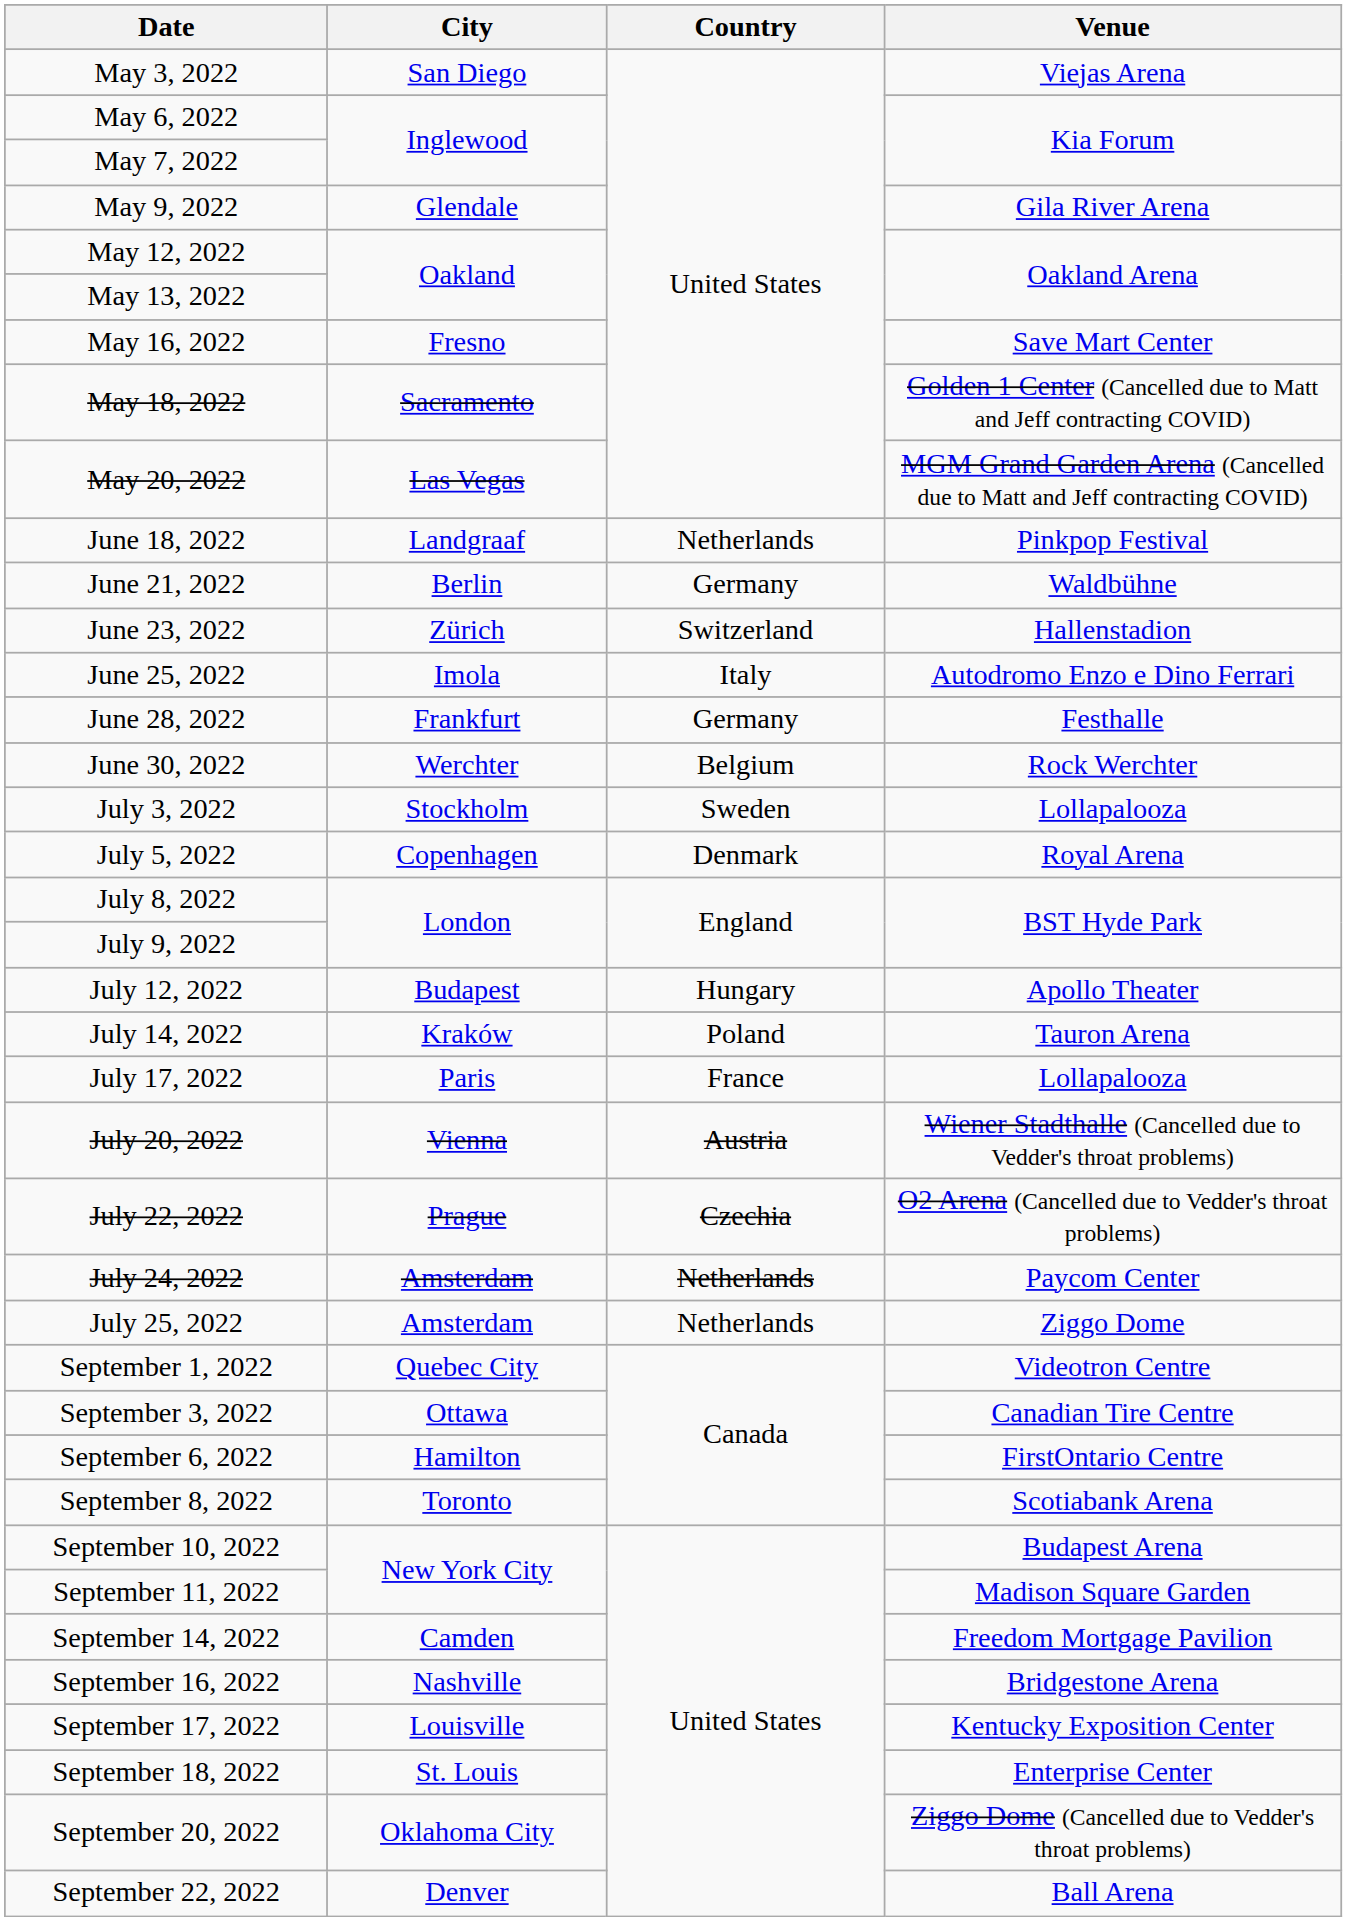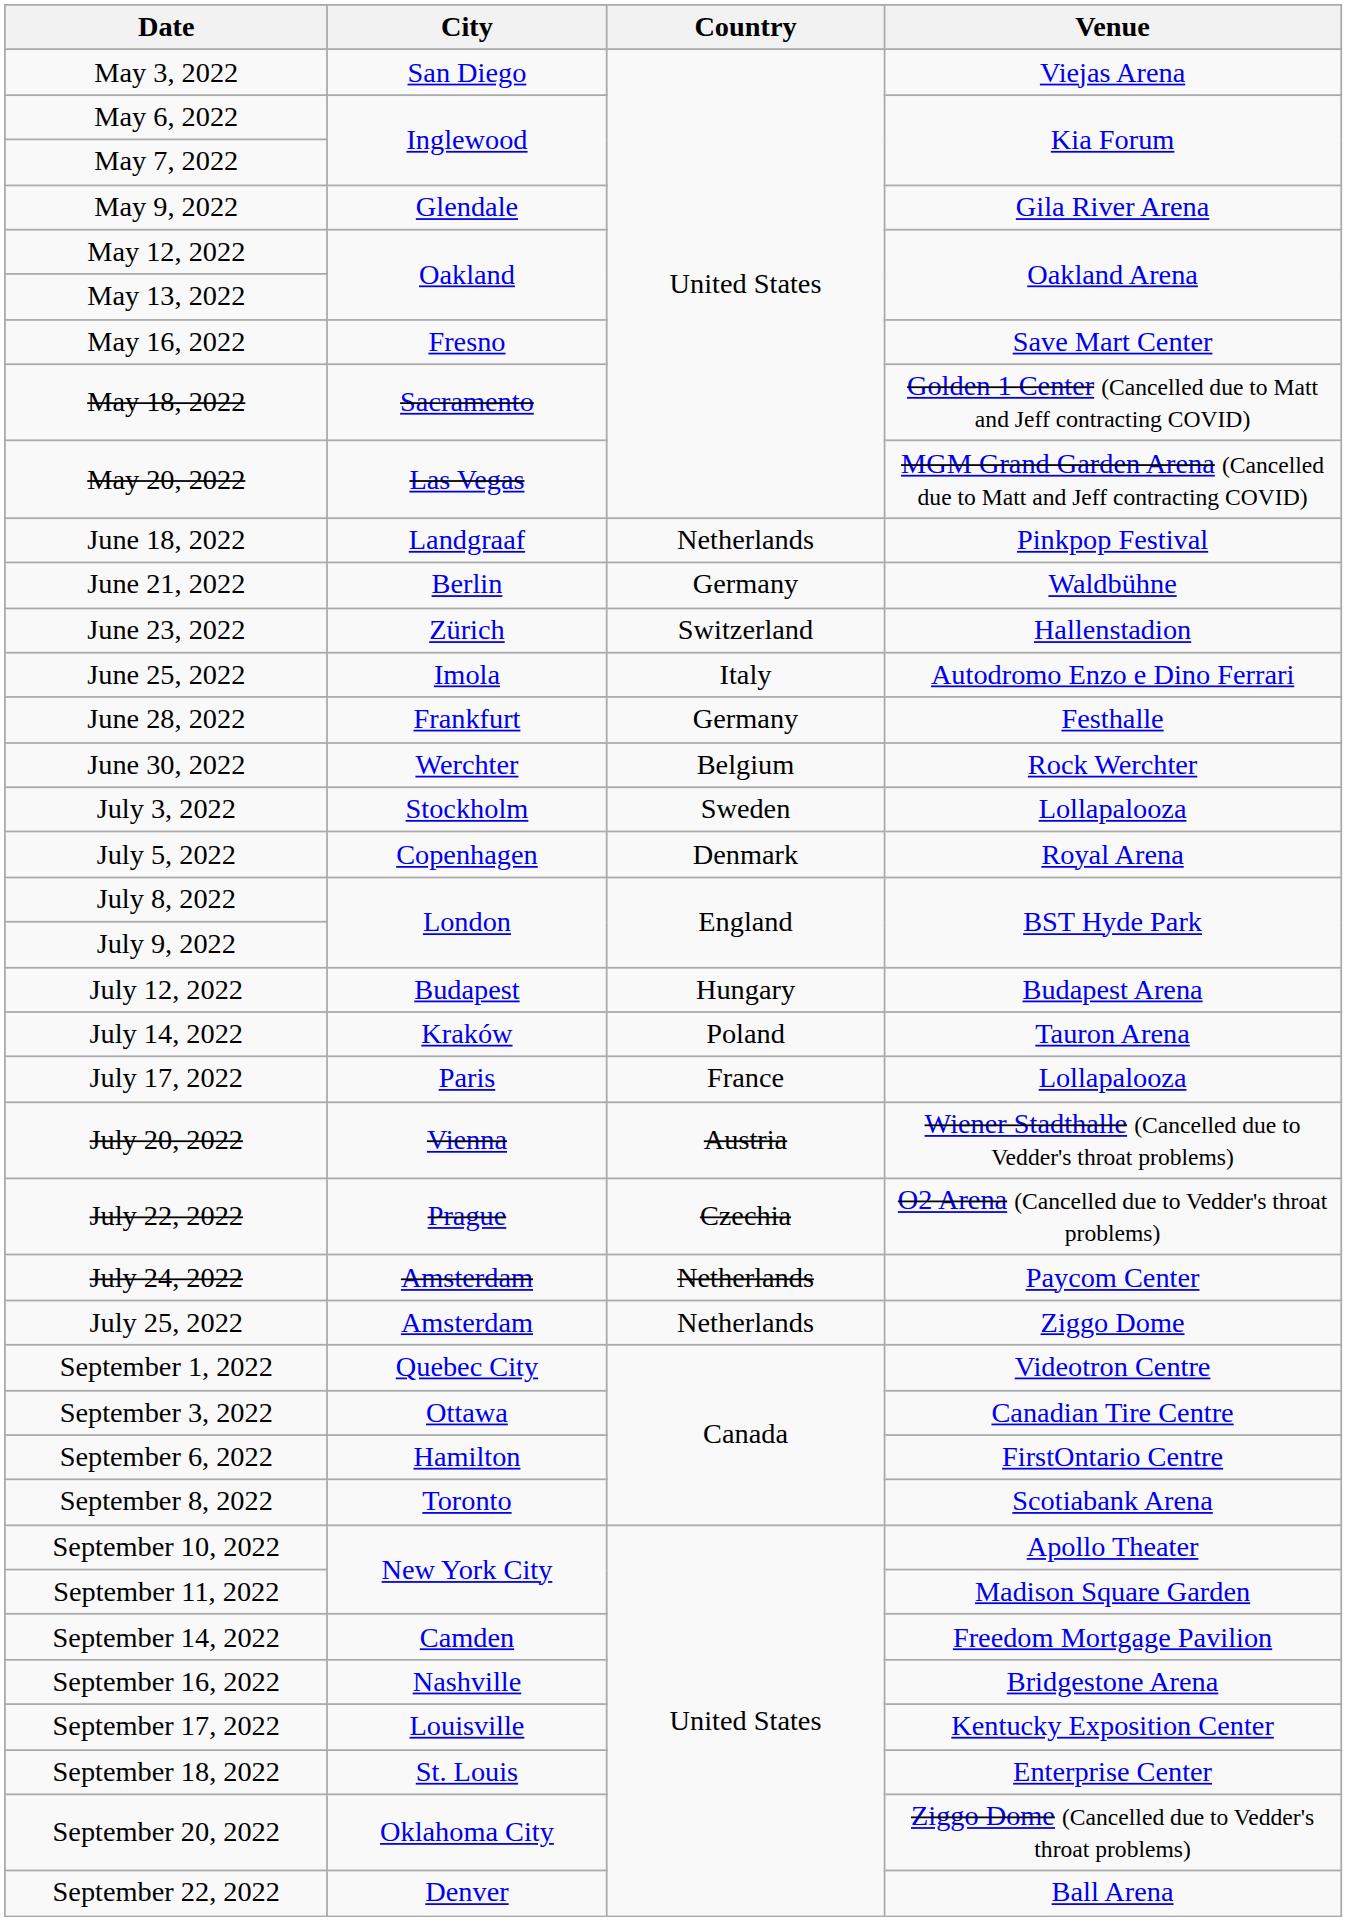(1113, 988) Apollo Theater -> (1113, 988) Budapest Arena
(1113, 1546) Budapest Arena -> (1113, 1546) Apollo Theater
